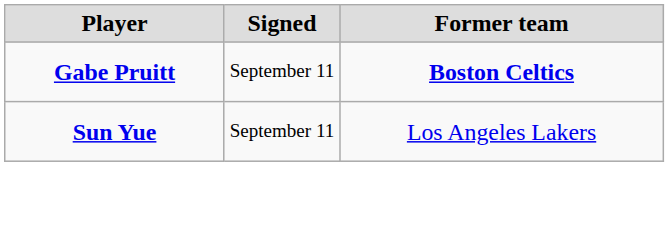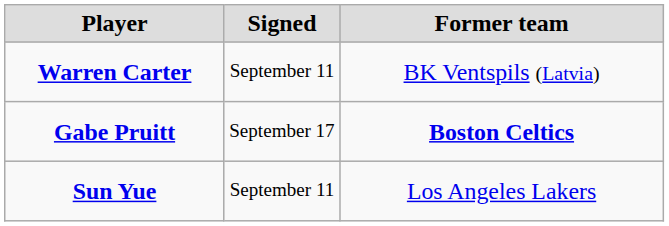+ row: (115, 72)
(282, 72) September 11 -> (282, 131) September 17
